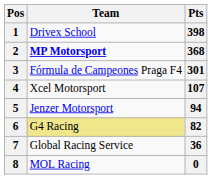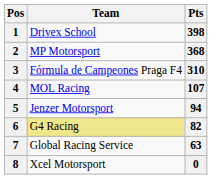(68, 51) bold -> (65, 51) normal
(196, 70) 301 -> (196, 70) 310
(68, 88) Xcel Motorsport -> (60, 88) MOL Racing
(196, 145) 36 -> (196, 145) 63
(60, 164) MOL Racing -> (68, 164) Xcel Motorsport
